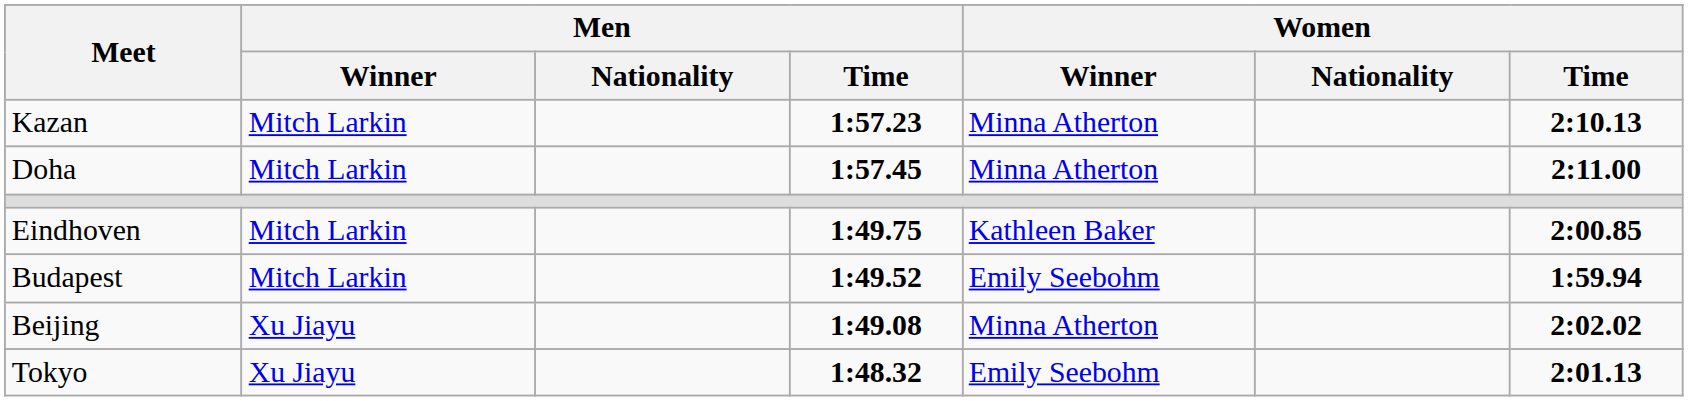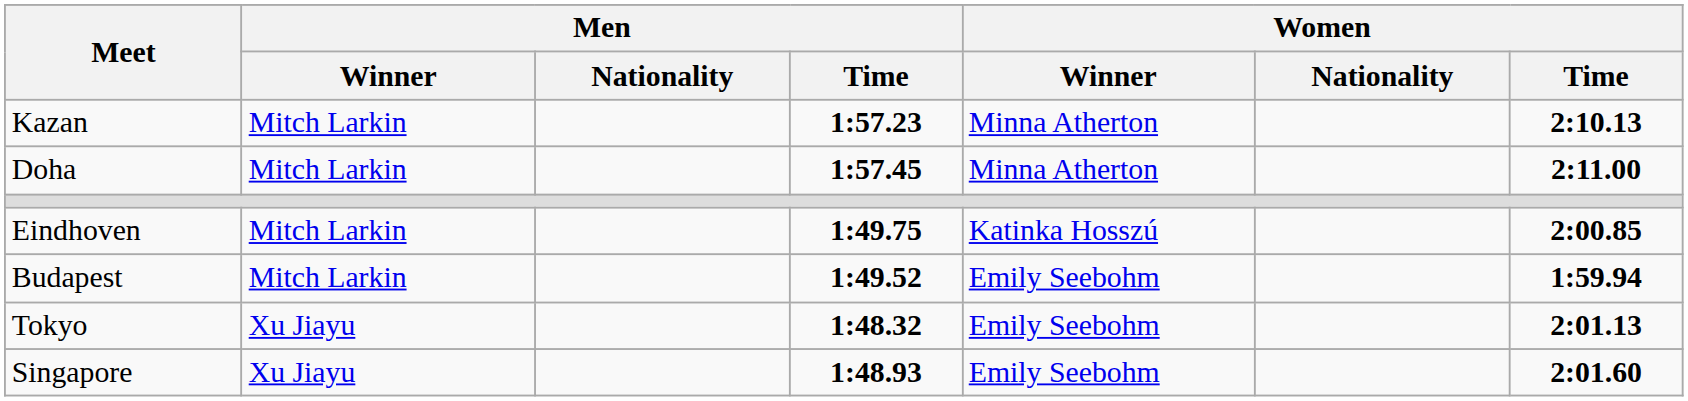(1062, 230) Kathleen Baker -> (1063, 230) Katinka Hosszú
- row: (56, 325)
+ row: (72, 372)
